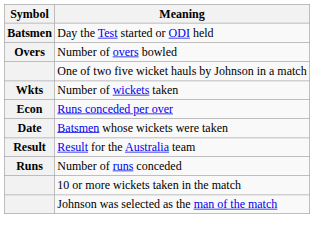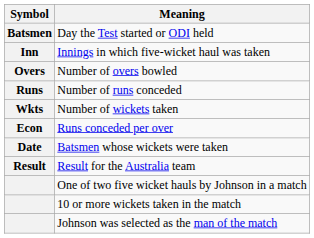+ row: (164, 52)
rows swapped: (119, 166) <-> (182, 71)
